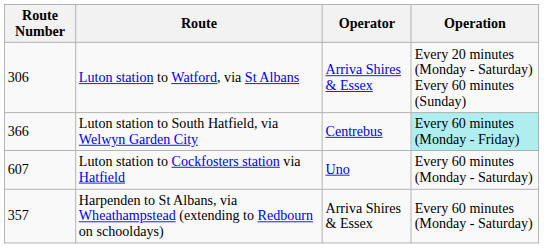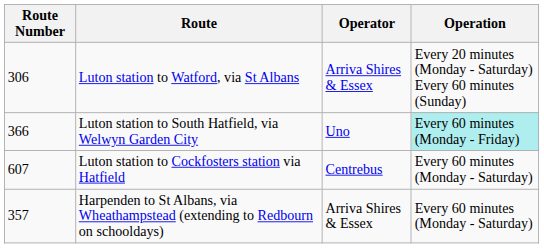(354, 131) Centrebus -> (338, 131) Uno
(338, 169) Uno -> (354, 169) Centrebus
